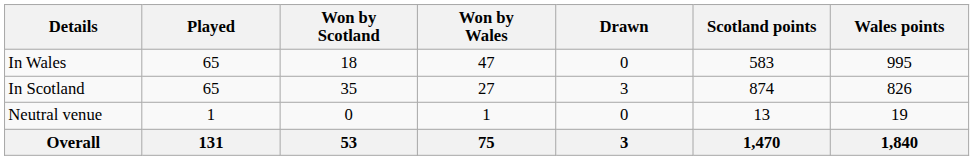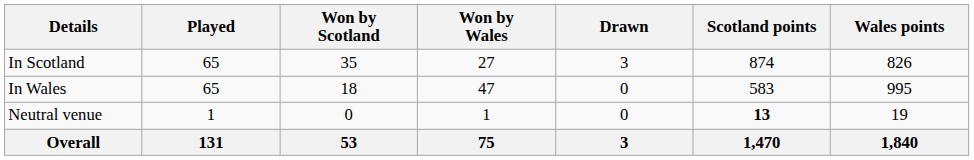rows swapped: (46, 89) <-> (37, 62)
(762, 115) normal -> (762, 115) bold
